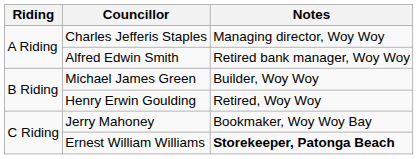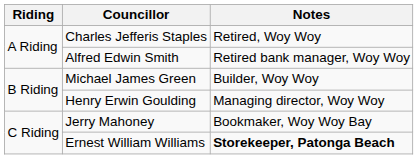(299, 36) Managing director, Woy Woy -> (267, 36) Retired, Woy Woy
(267, 100) Retired, Woy Woy -> (299, 100) Managing director, Woy Woy
